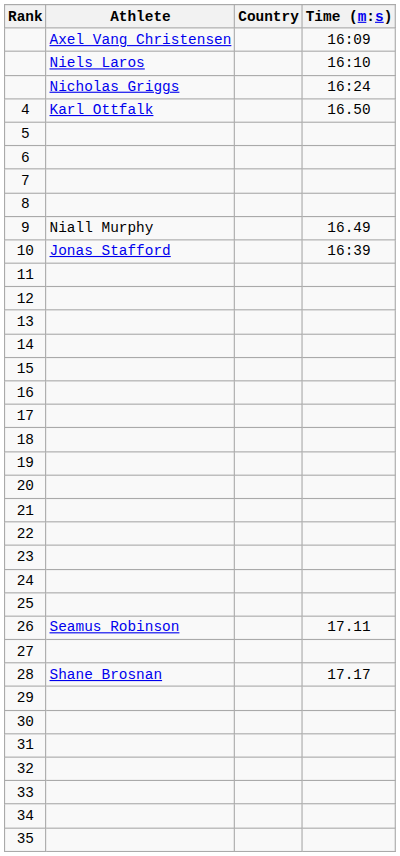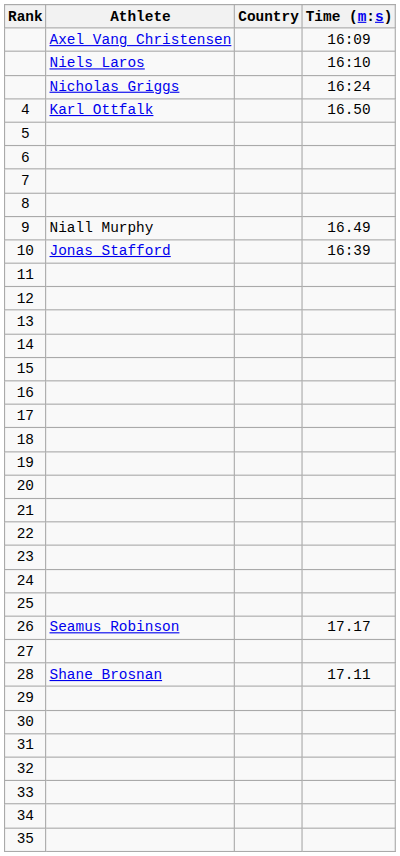(349, 628) 17.11 -> (349, 628) 17.17
(349, 675) 17.17 -> (349, 675) 17.11
